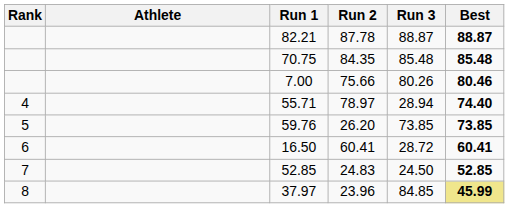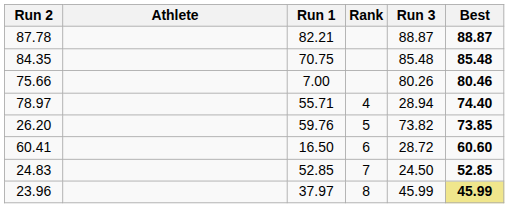columns swapped: (25, 15) <-> (357, 15)
(416, 125) 73.85 -> (416, 125) 73.82
(475, 147) 60.41 -> (475, 147) 60.60
(416, 192) 84.85 -> (416, 192) 45.99
